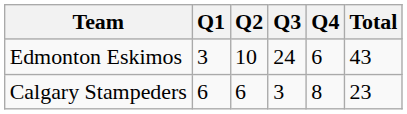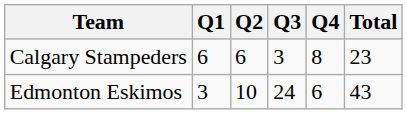rows swapped: (96, 56) <-> (98, 91)
